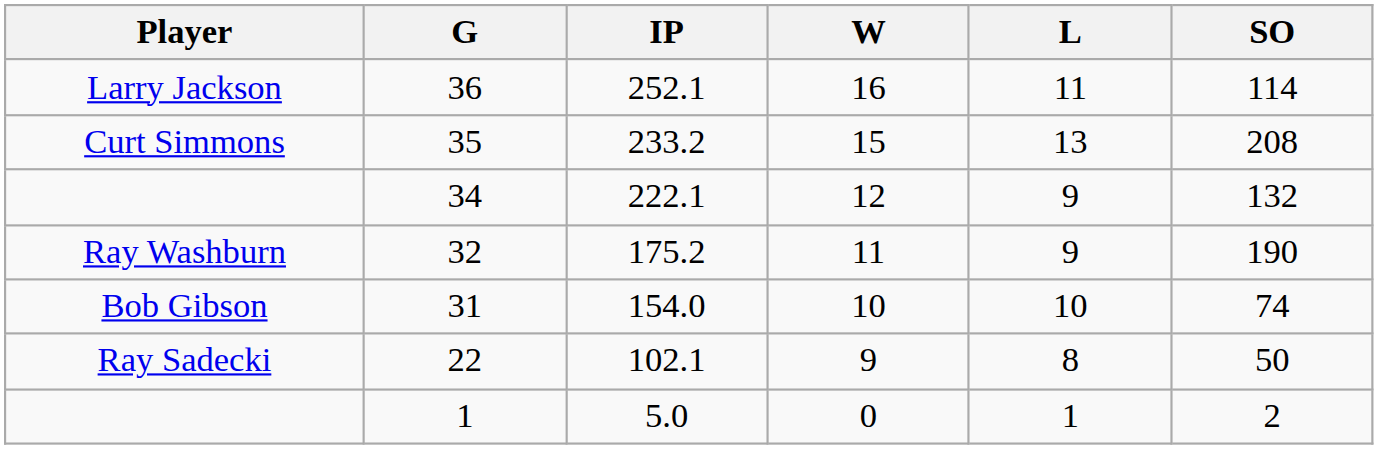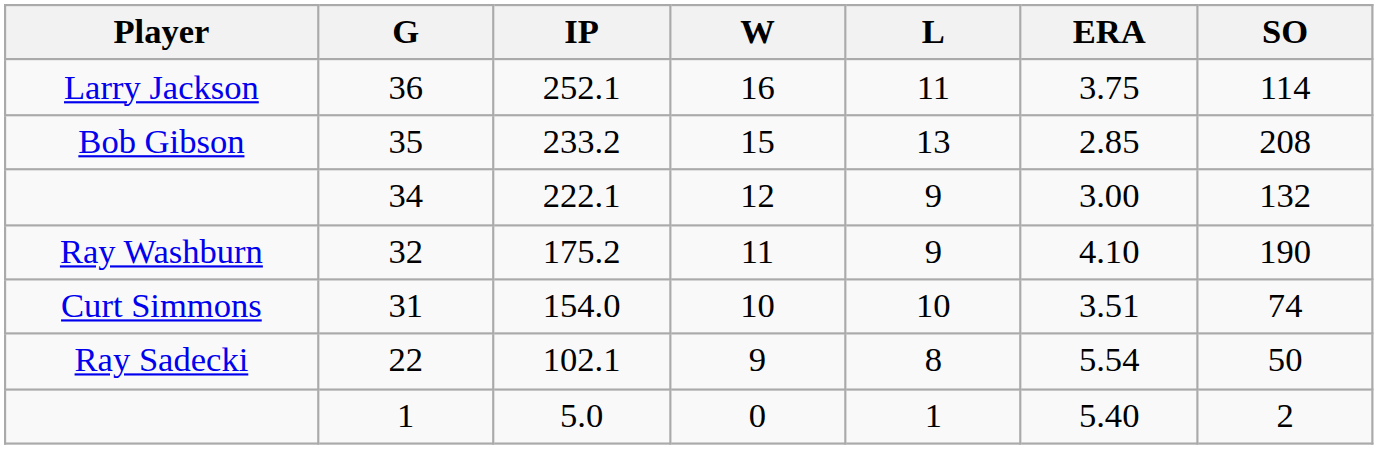+ column: (1109, 31)
(184, 141) Curt Simmons -> (161, 141) Bob Gibson
(184, 305) Bob Gibson -> (161, 305) Curt Simmons
